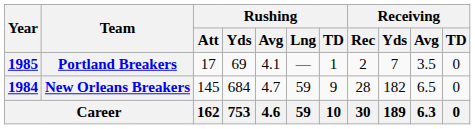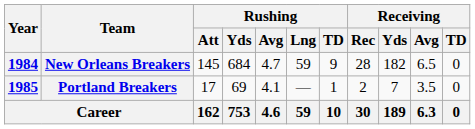rows swapped: (117, 87) <-> (117, 64)
